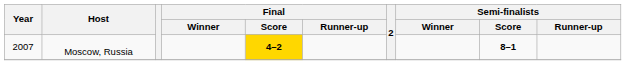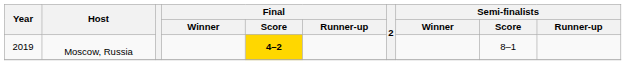(23, 48) 2007 -> (23, 48) 2019
(508, 48) bold -> (508, 48) normal
